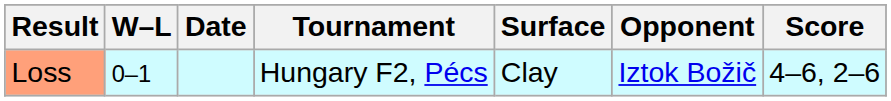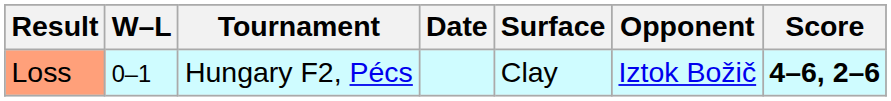columns swapped: (216, 27) <-> (374, 27)
(825, 72) normal -> (825, 72) bold
